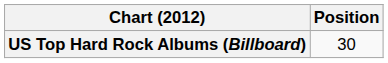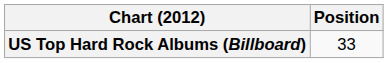(347, 44) 30 -> (347, 44) 33
